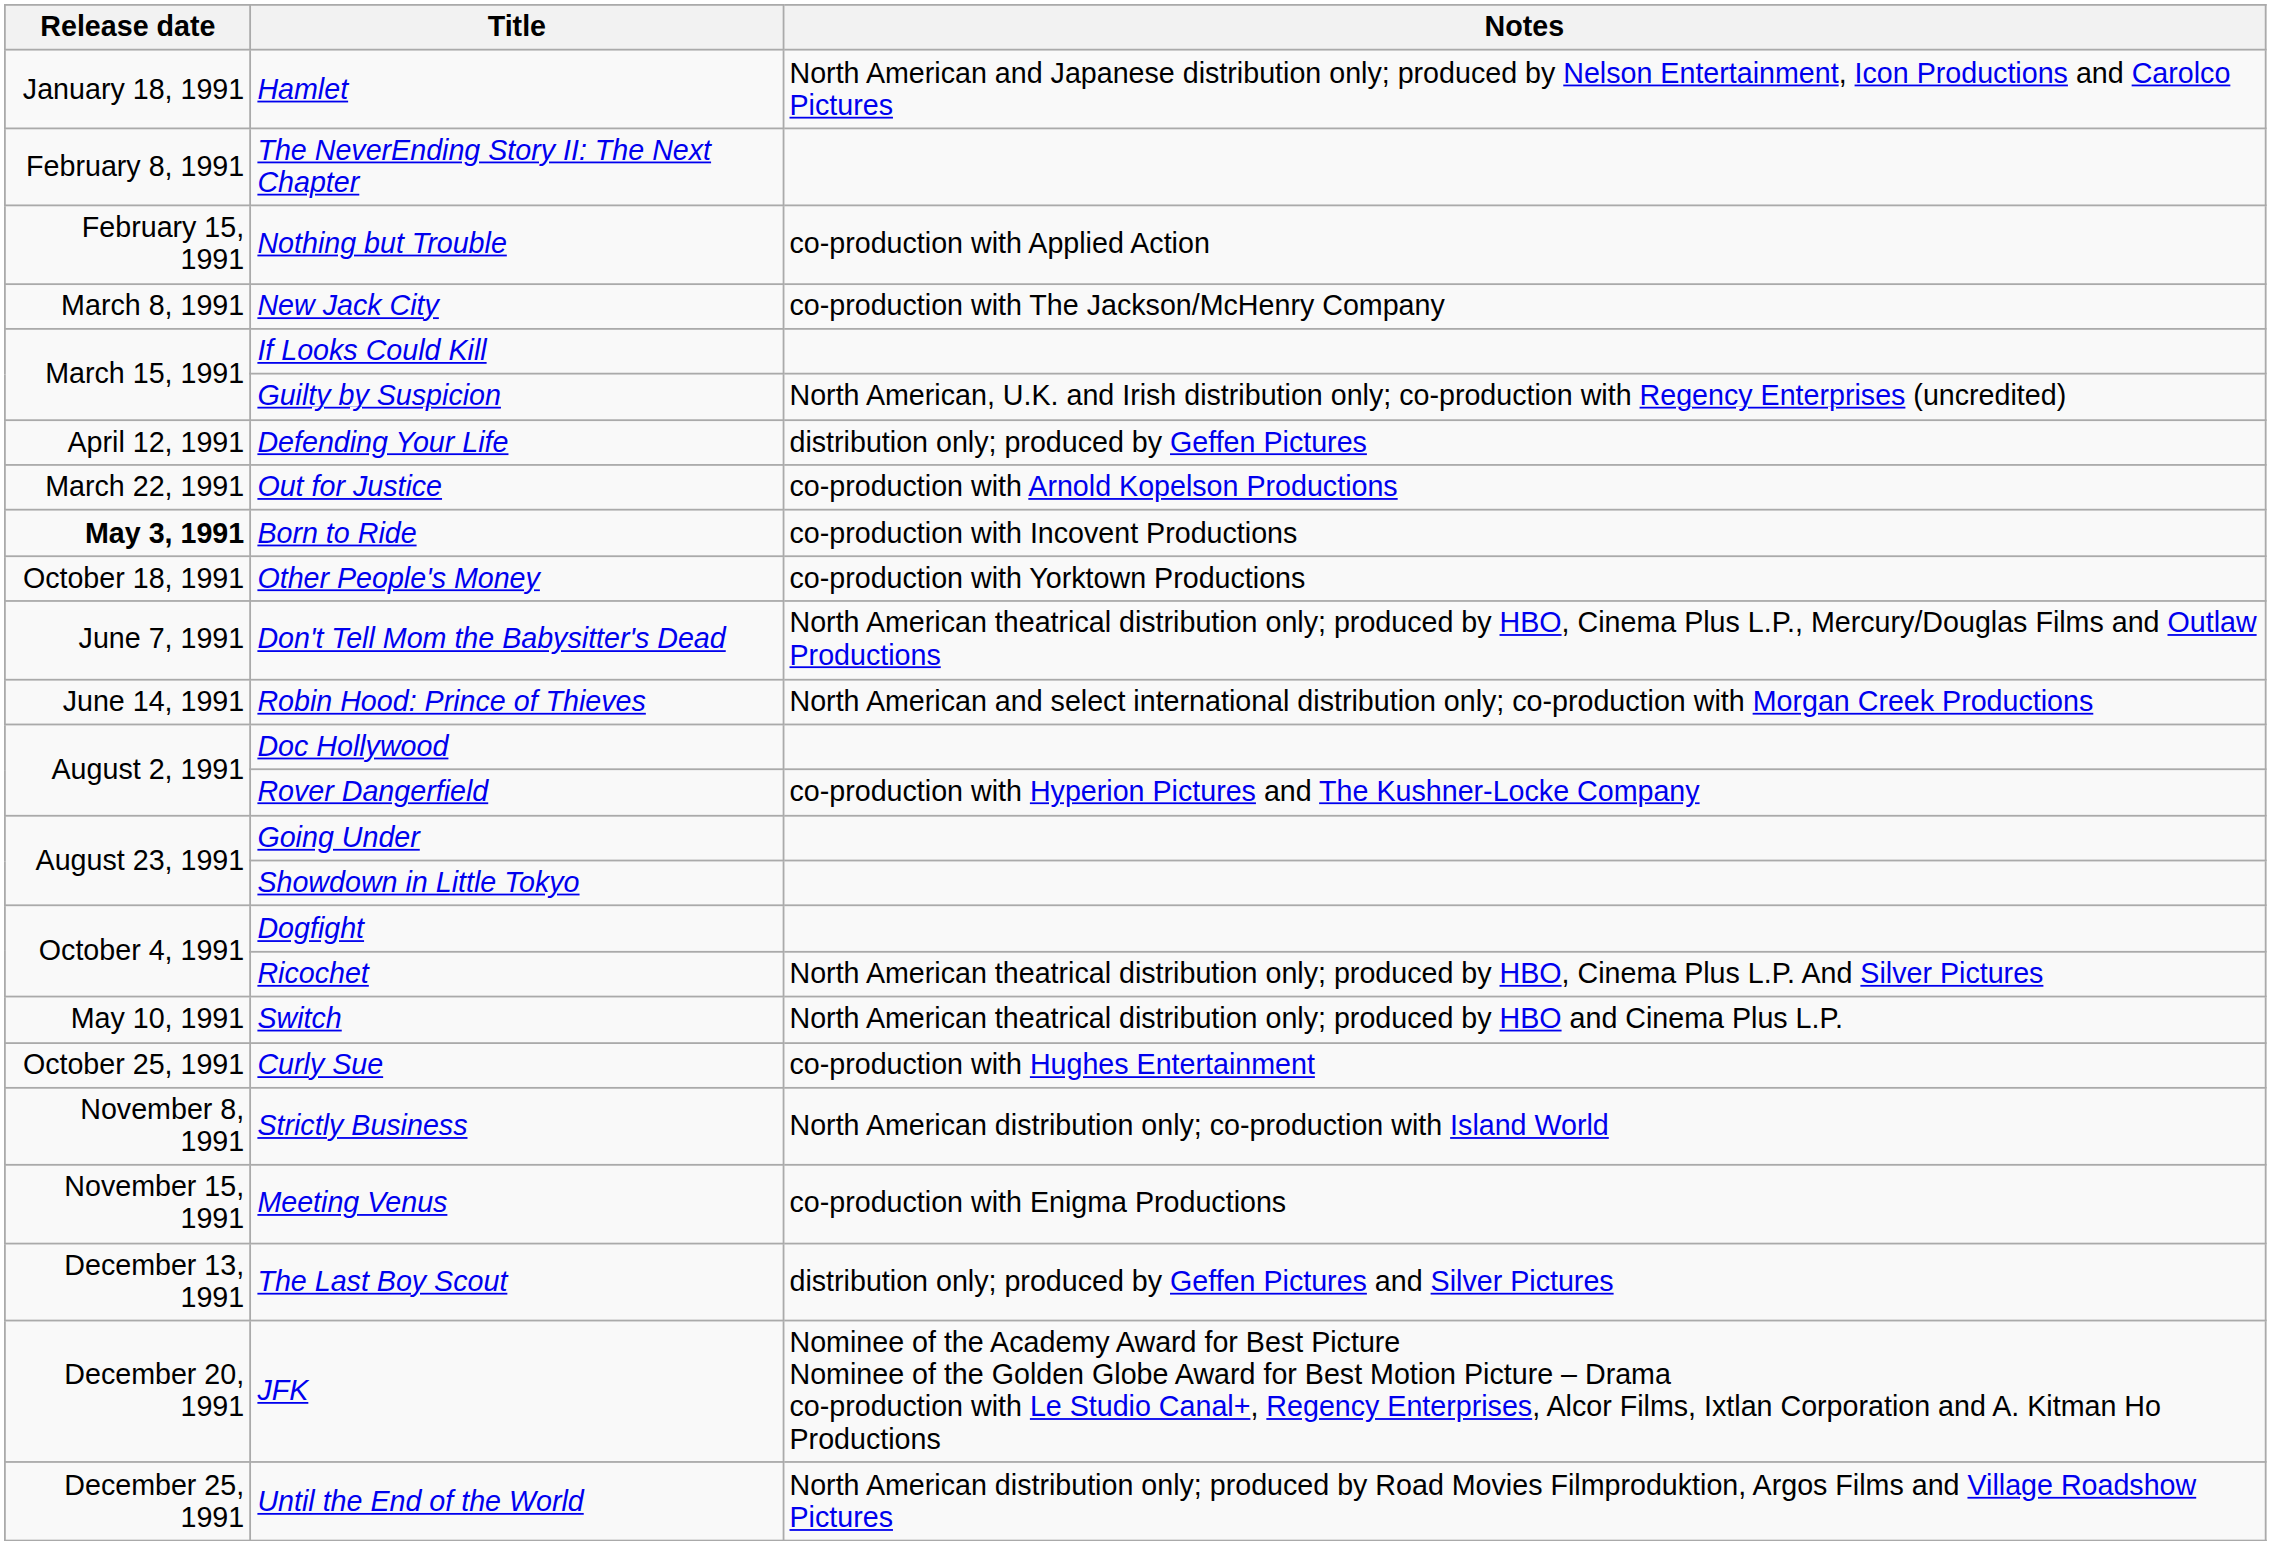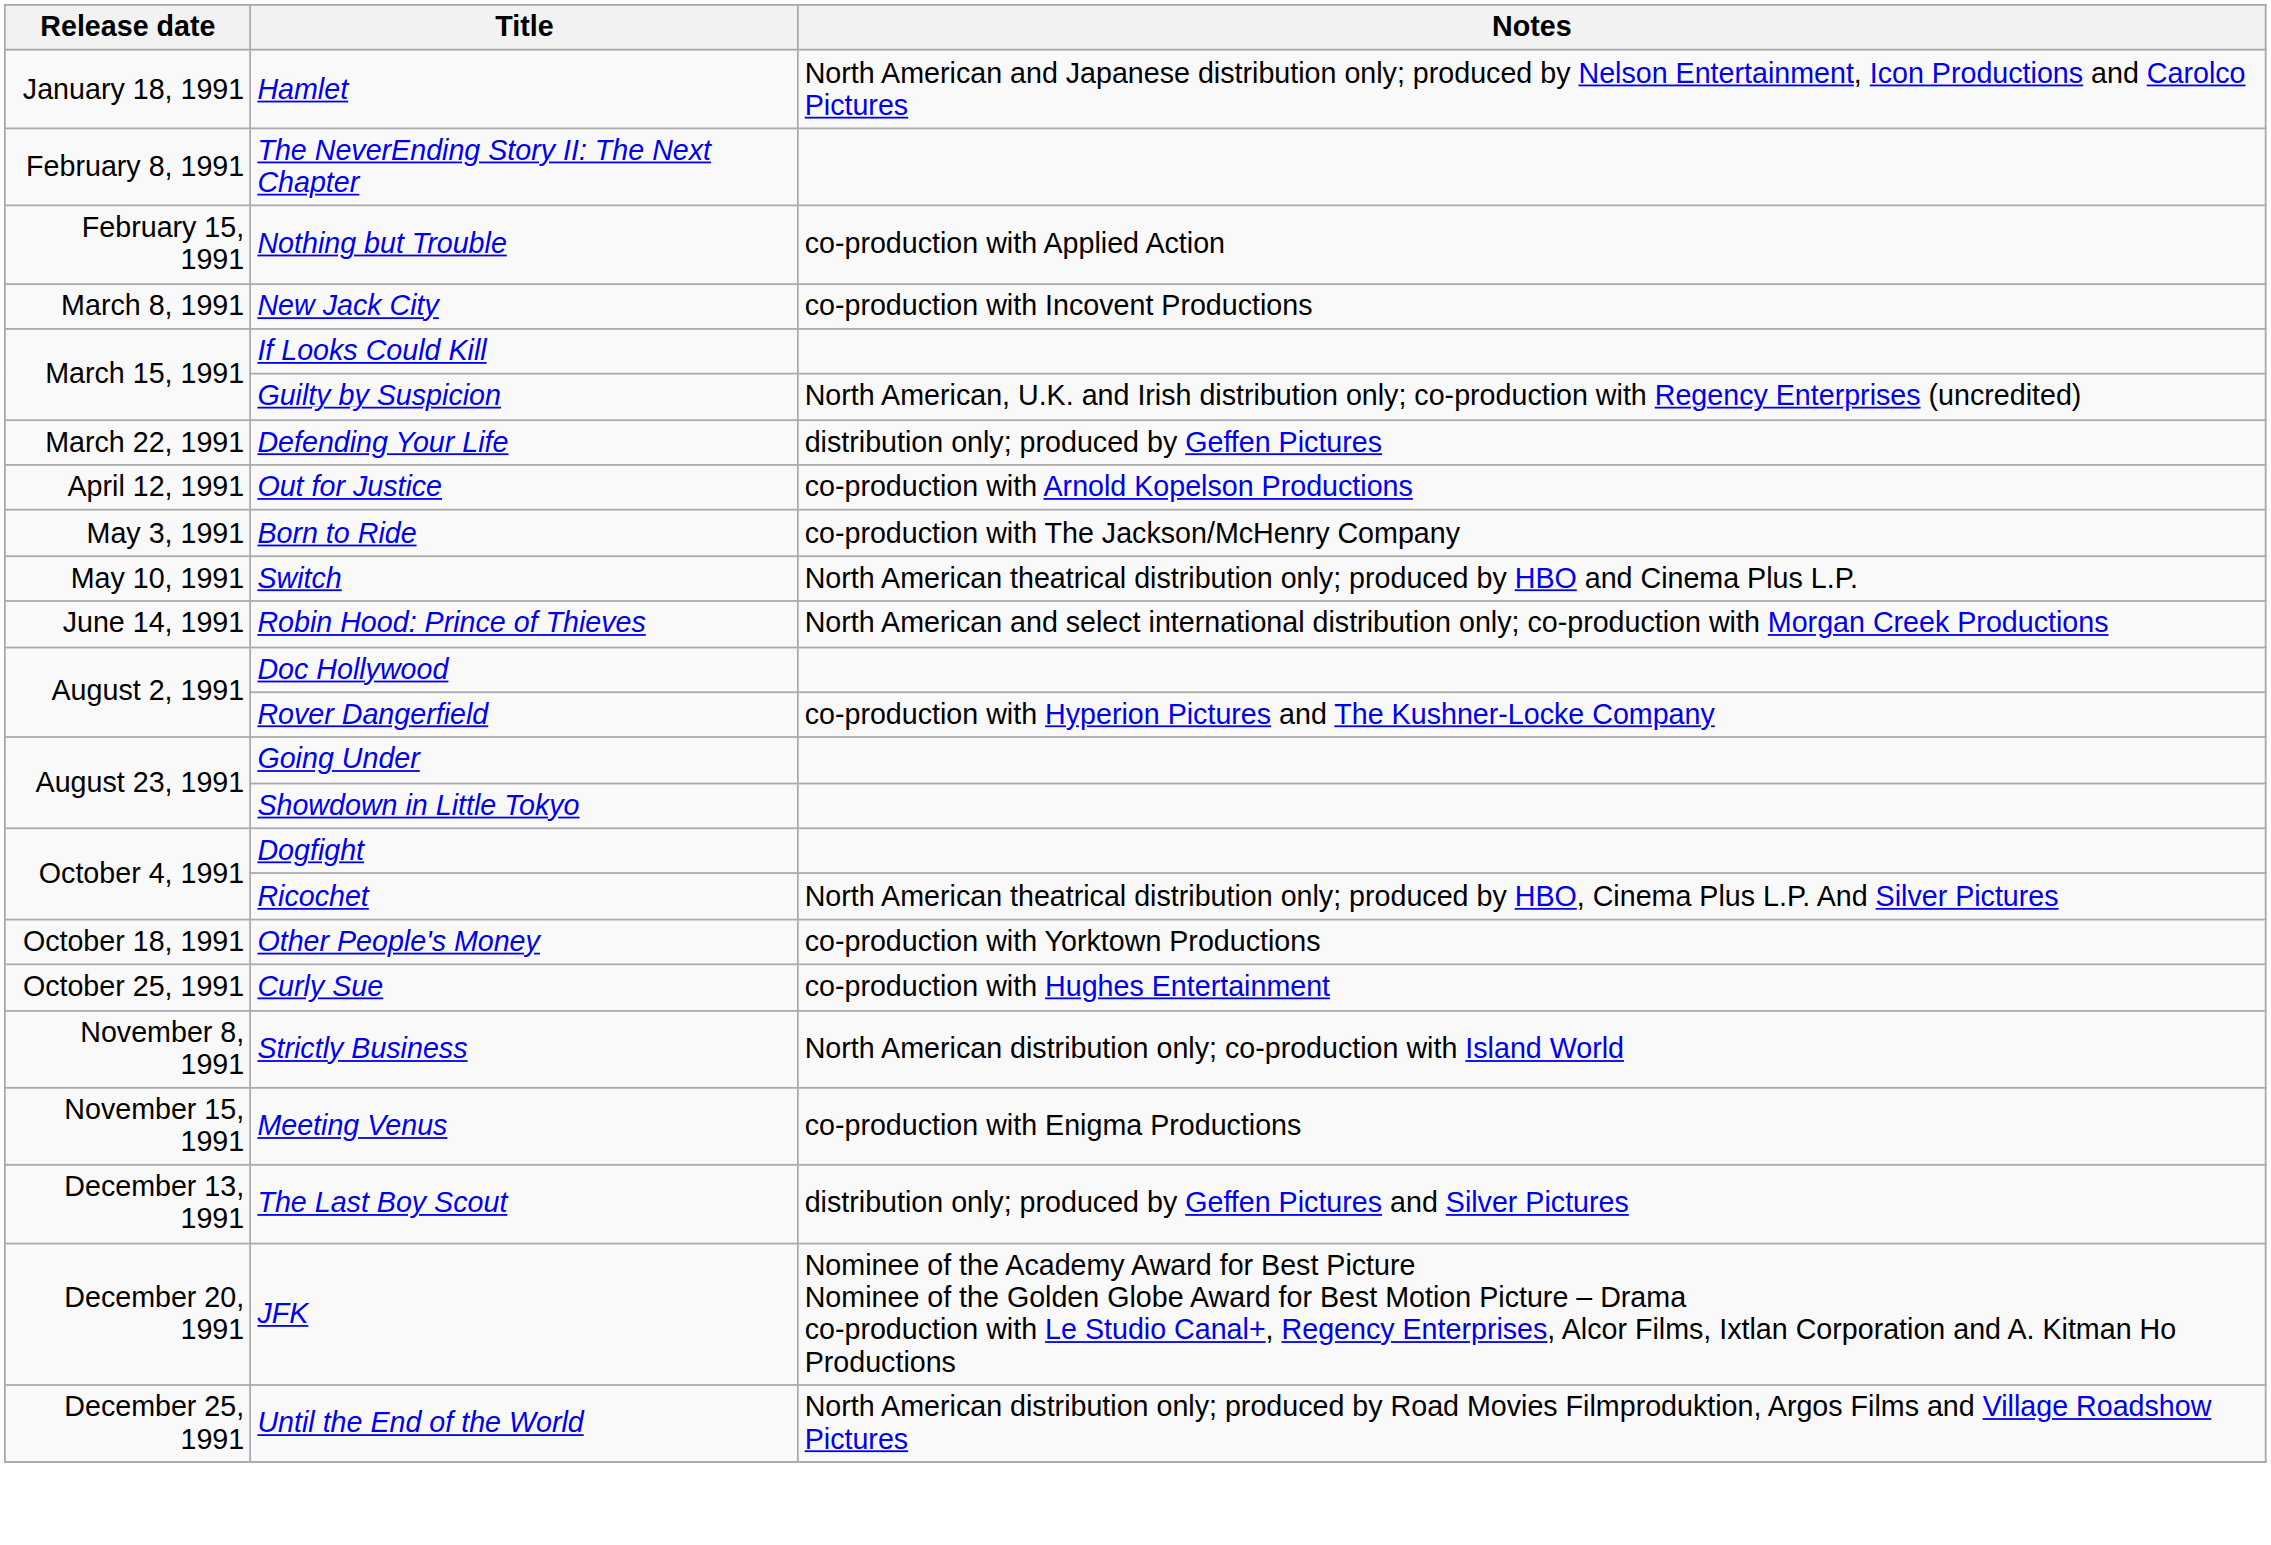(1117, 305) co-production with The Jackson/McHenry Company -> (1059, 305) co-production with Incovent Productions
(156, 441) April 12, 1991 -> (145, 441) March 22, 1991
(145, 487) March 22, 1991 -> (156, 487) April 12, 1991
(165, 532) bold -> (165, 532) normal
(1043, 532) co-production with Incovent Productions -> (1132, 532) co-production with The Jackson/McHenry Company
rows swapped: (300, 1019) <-> (399, 578)
- row: (492, 639)
